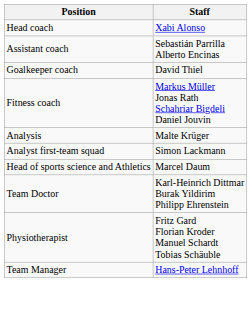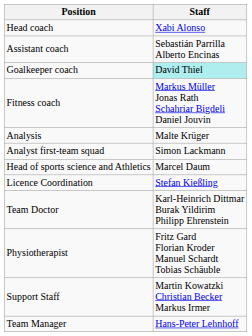(179, 70) no background -> (179, 70) paleturquoise background
+ row: (50, 182)
+ row: (33, 297)
